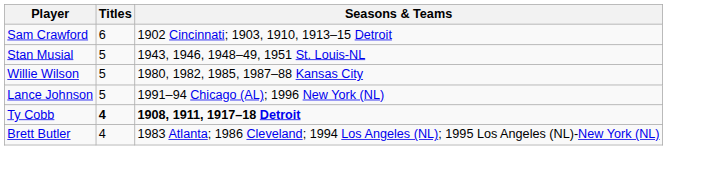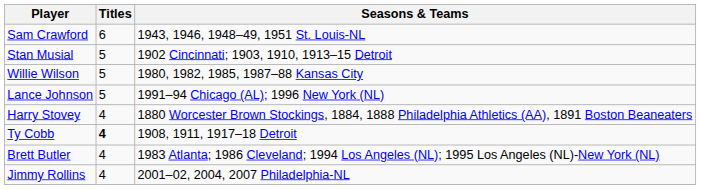(265, 34) 1902 Cincinnati; 1903, 1910, 1913–15 Detroit -> (251, 34) 1943, 1946, 1948–49, 1951 St. Louis-NL
(251, 54) 1943, 1946, 1948–49, 1951 St. Louis-NL -> (265, 54) 1902 Cincinnati; 1903, 1910, 1913–15 Detroit
+ row: (44, 114)
(219, 114) bold -> (217, 134) normal
+ row: (46, 174)
